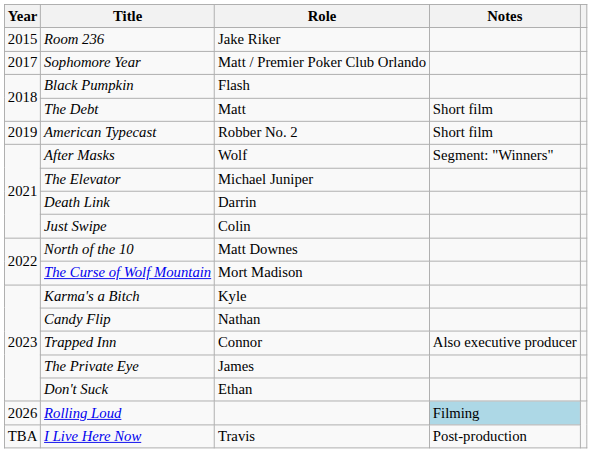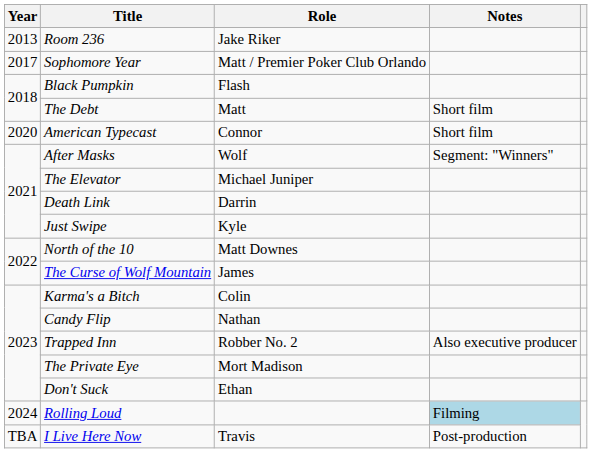(23, 39) 2015 -> (23, 39) 2013
(23, 132) 2019 -> (23, 132) 2020
(258, 132) Robber No. 2 -> (240, 132) Connor
(234, 226) Colin -> (232, 226) Kyle
(260, 272) Mort Madison -> (236, 272) James
(232, 296) Kyle -> (234, 296) Colin
(240, 343) Connor -> (258, 343) Robber No. 2
(236, 366) James -> (260, 366) Mort Madison
(23, 413) 2026 -> (23, 413) 2024
